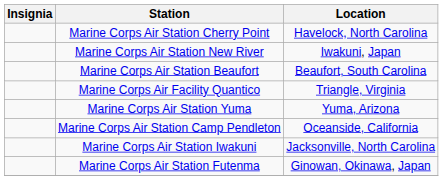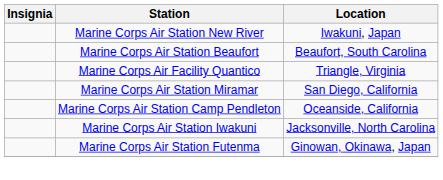- row: (169, 33)
+ row: (169, 90)
- row: (169, 109)
